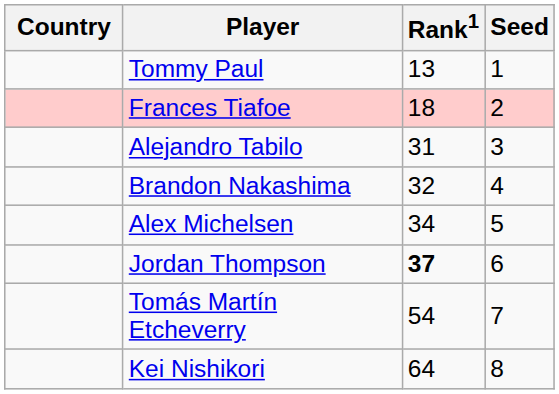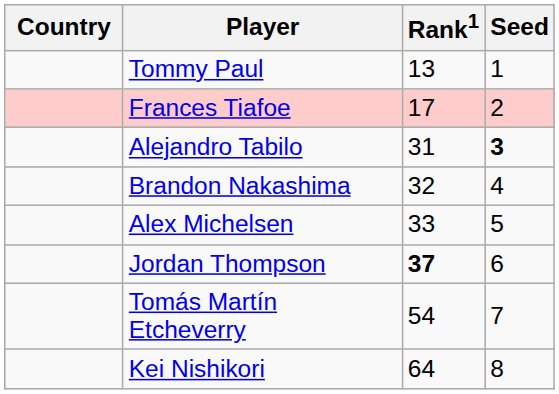(421, 108) 18 -> (421, 108) 17
(497, 147) normal -> (497, 147) bold
(421, 224) 34 -> (421, 224) 33
